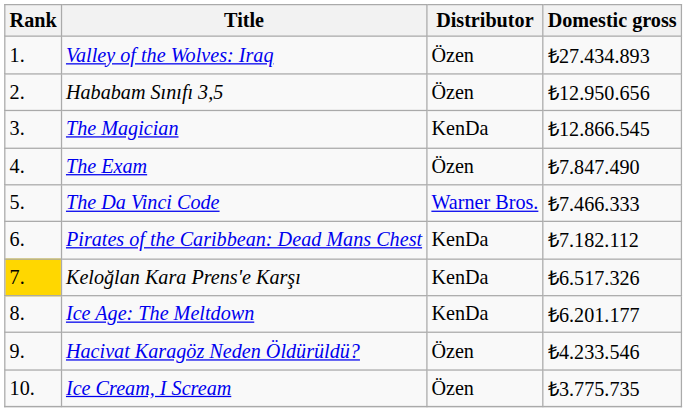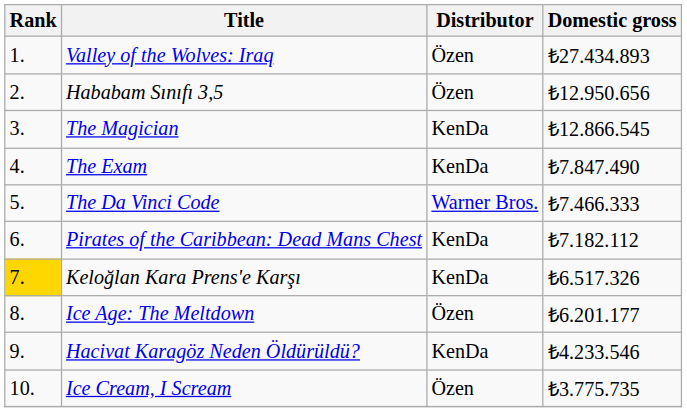(453, 166) Özen -> (460, 166) KenDa
(460, 314) KenDa -> (453, 314) Özen
(453, 351) Özen -> (460, 351) KenDa
